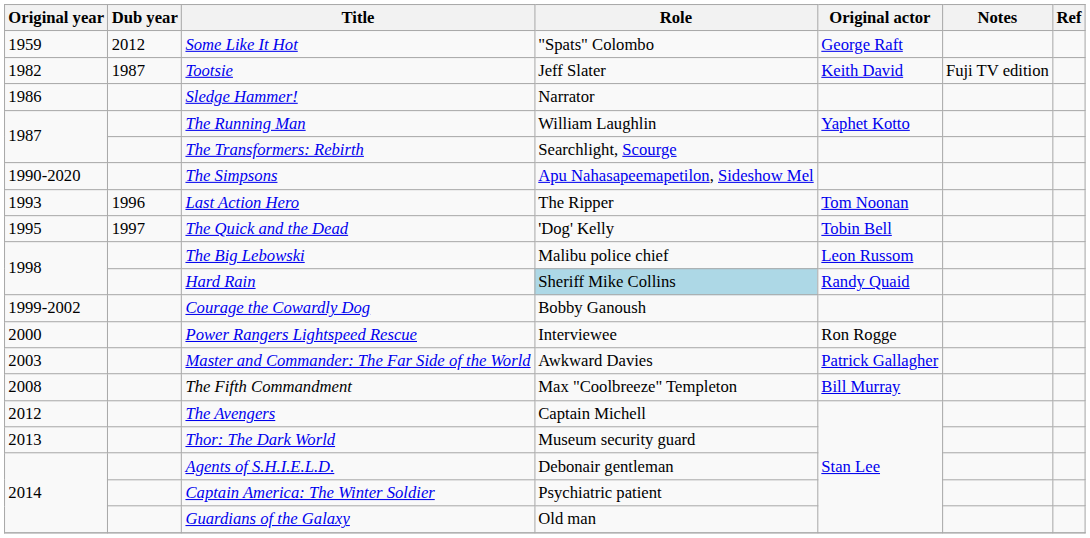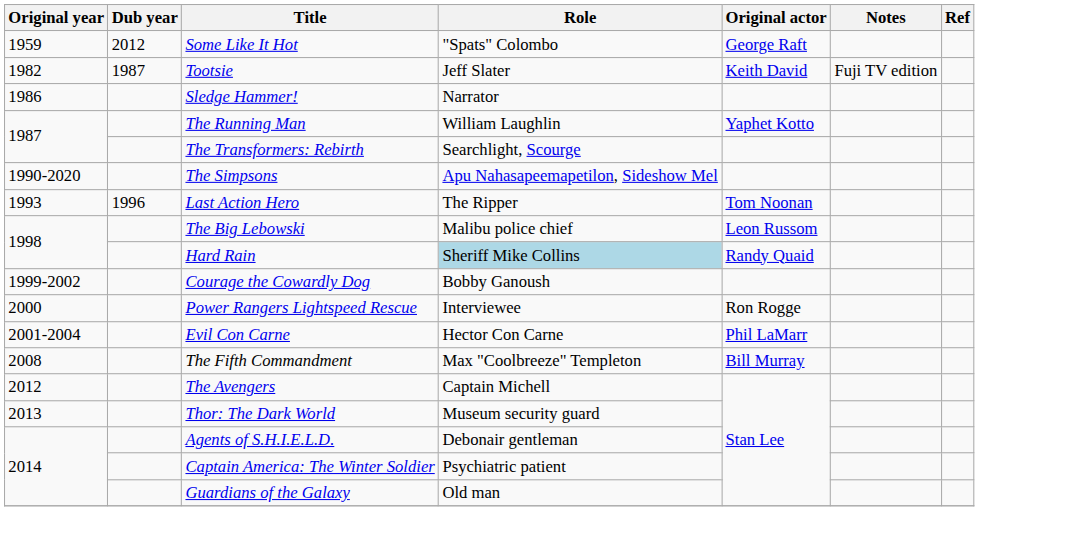- row: (267, 228)
+ row: (238, 334)
- row: (358, 360)
